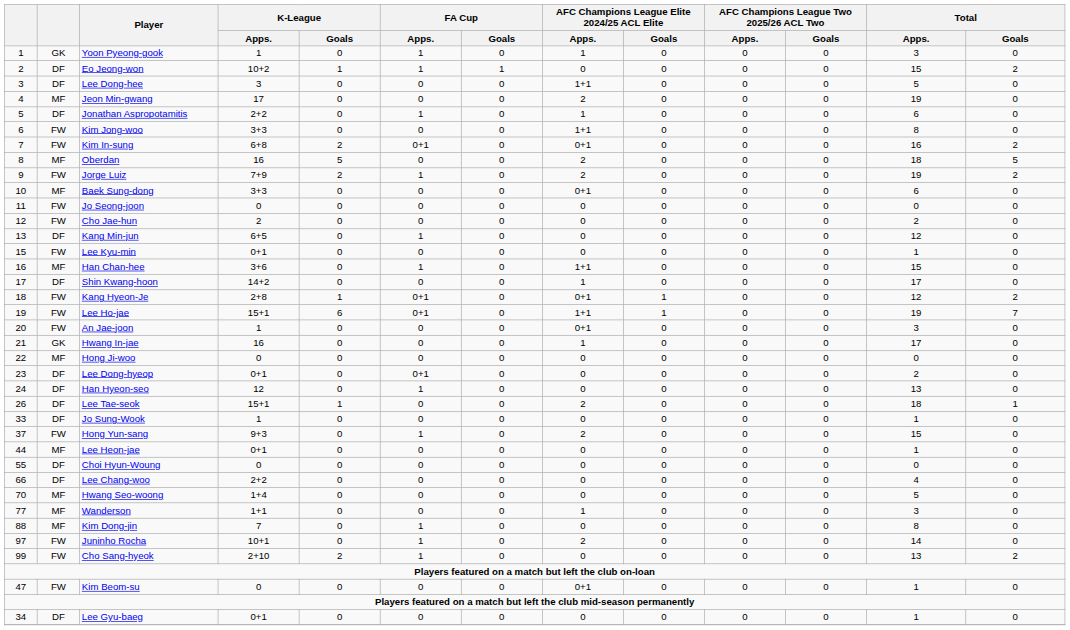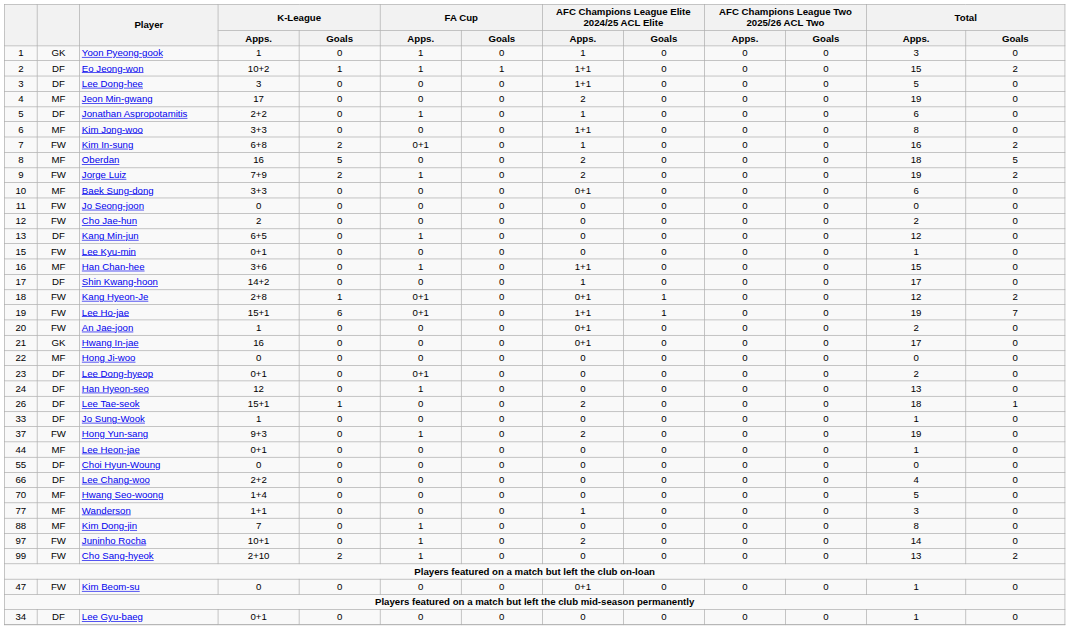(583, 69) 0 -> (583, 69) 1+1
(58, 130) FW -> (58, 130) MF
(583, 145) 0+1 -> (583, 145) 1
(916, 328) 3 -> (916, 328) 2
(583, 343) 1 -> (583, 343) 0+1
(916, 435) 15 -> (916, 435) 19
